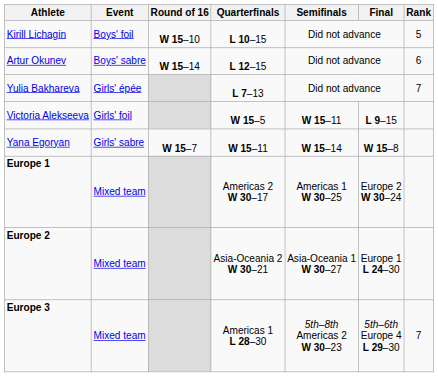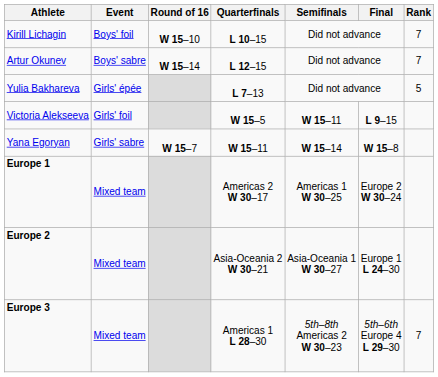(419, 34) 5 -> (419, 34) 7
(419, 61) 6 -> (419, 61) 7
(419, 88) 7 -> (419, 88) 5
